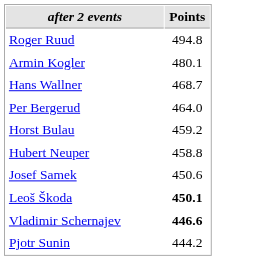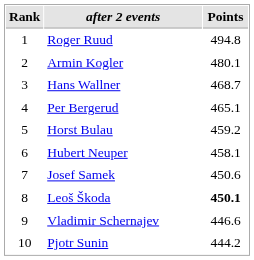+ column: (25, 16)
(187, 107) 464.0 -> (226, 107) 465.1
(187, 152) 458.8 -> (226, 152) 458.1
(187, 220) bold -> (226, 220) normal
